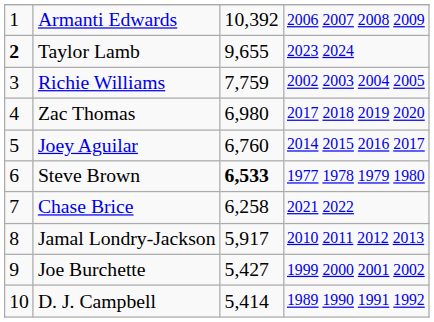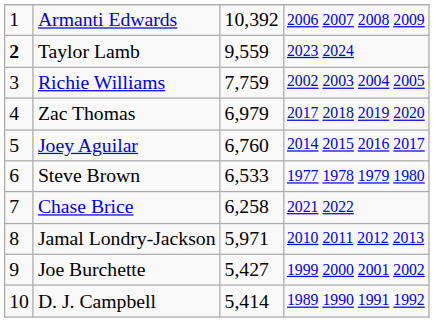(247, 51) 9,655 -> (247, 51) 9,559
(247, 113) 6,980 -> (247, 113) 6,979
(247, 176) bold -> (247, 176) normal
(247, 238) 5,917 -> (247, 238) 5,971
